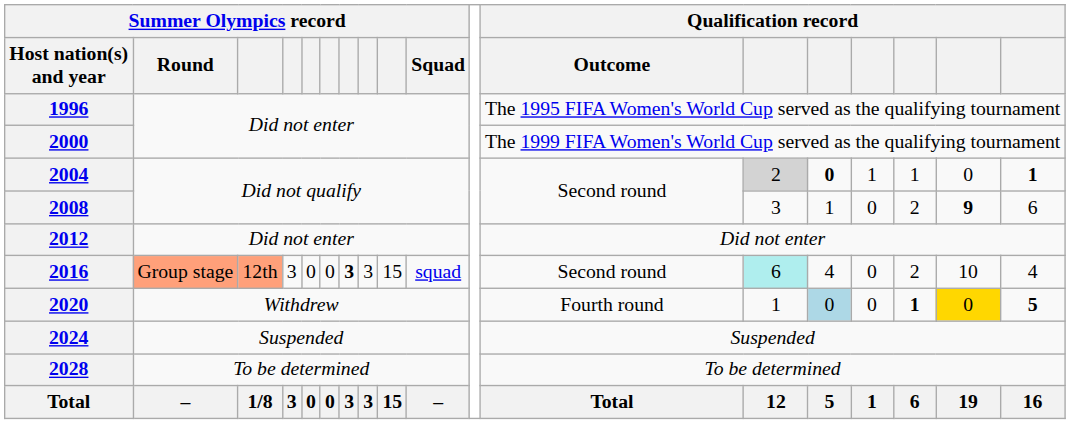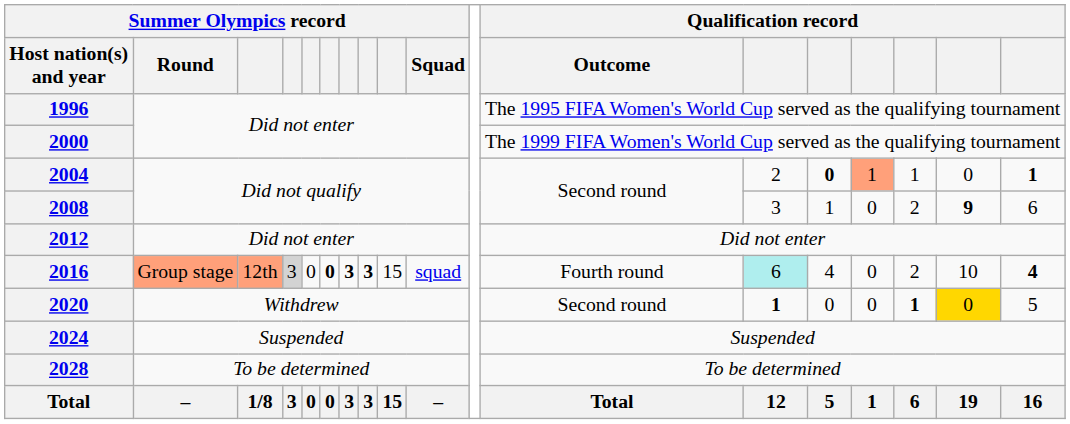(776, 174) lightgrey background -> (776, 174) no background
(872, 174) no background -> (872, 174) lightsalmon background
(292, 272) no background -> (292, 272) lightgrey background
(330, 272) normal -> (330, 272) bold
(368, 272) normal -> (368, 272) bold
(612, 272) Second round -> (612, 272) Fourth round
(1033, 272) normal -> (1033, 272) bold
(612, 304) Fourth round -> (612, 304) Second round
(776, 304) normal -> (776, 304) bold
(829, 304) lightblue background -> (829, 304) no background
(1033, 304) bold -> (1033, 304) normal
